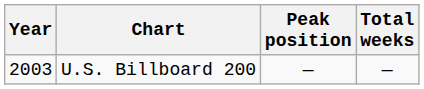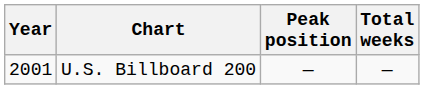(31, 70) 2003 -> (31, 70) 2001
